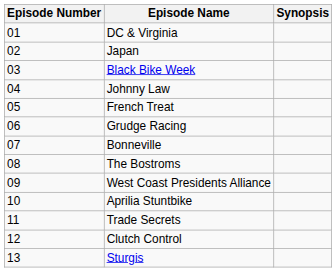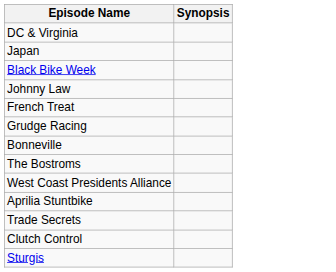- column: (54, 13)
